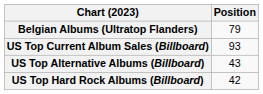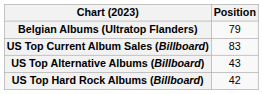(235, 47) 93 -> (235, 47) 83
